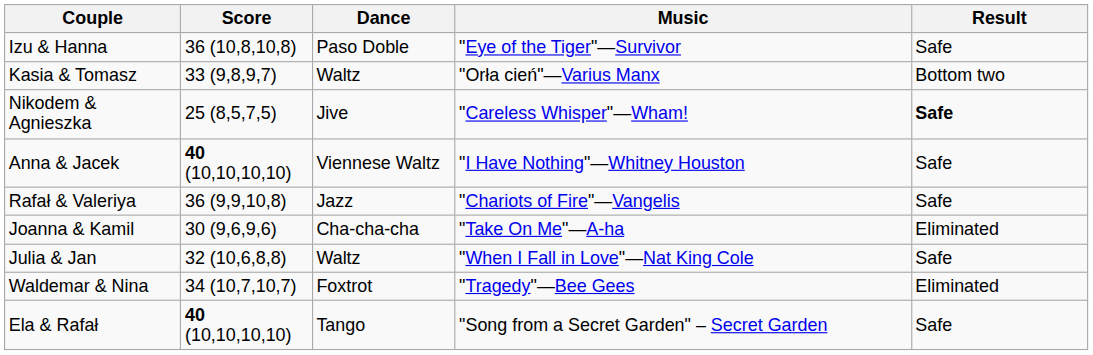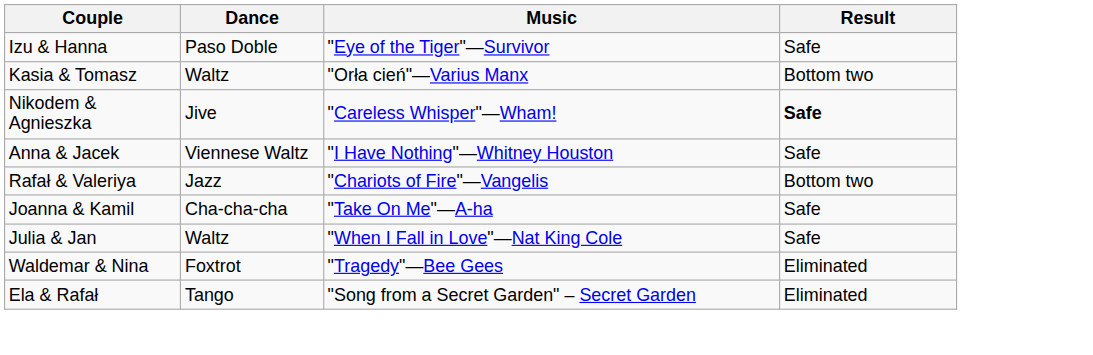- column: (247, 18)
(934, 201) Safe -> (829, 180) Bottom two
(957, 229) Eliminated -> (802, 209) Safe
(934, 324) Safe -> (826, 294) Eliminated
